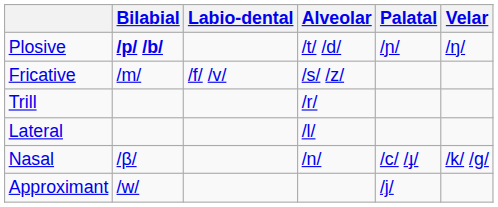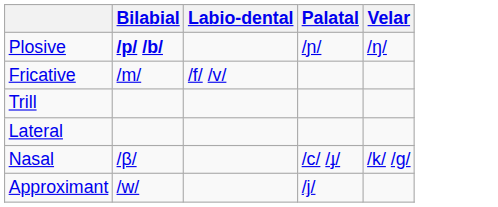- column: (337, 18)
